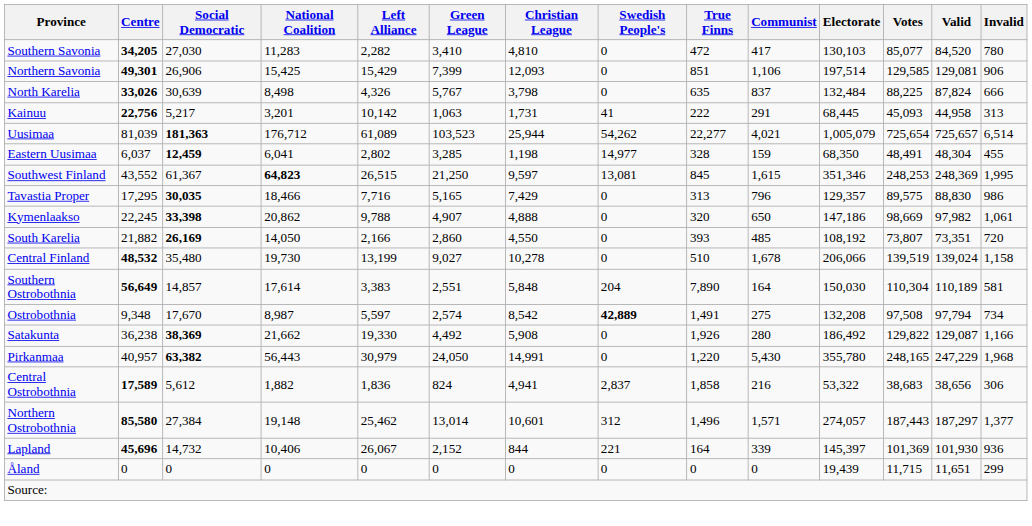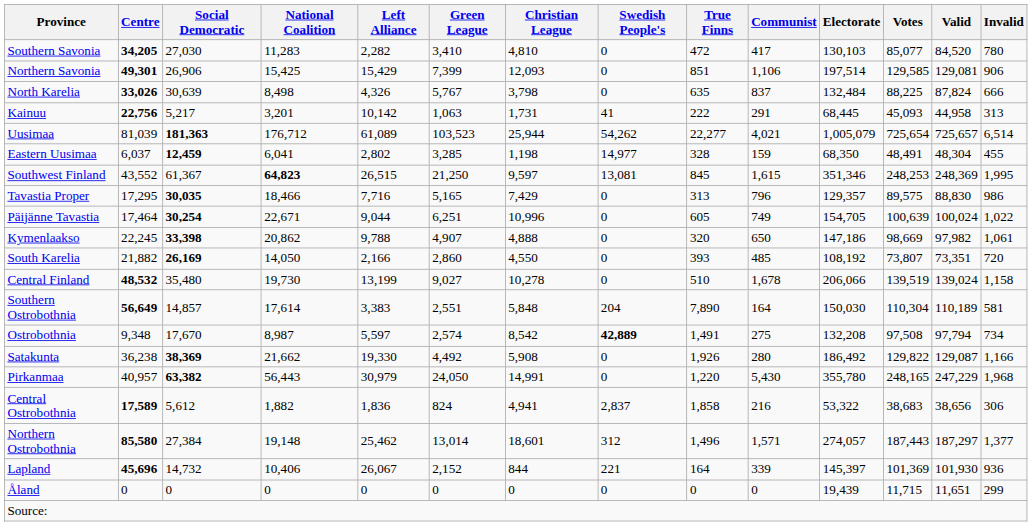+ row: (53, 216)
(526, 420) 10,601 -> (526, 441) 18,601
